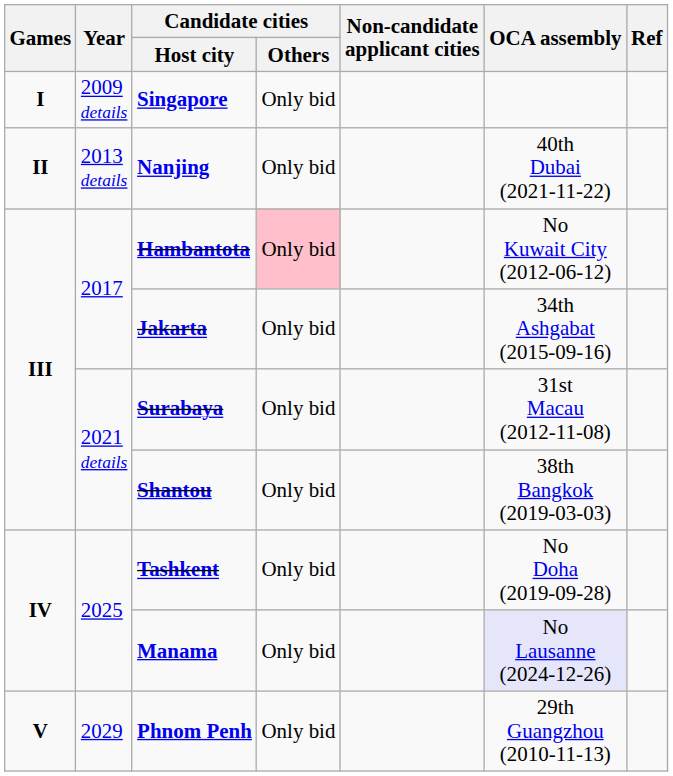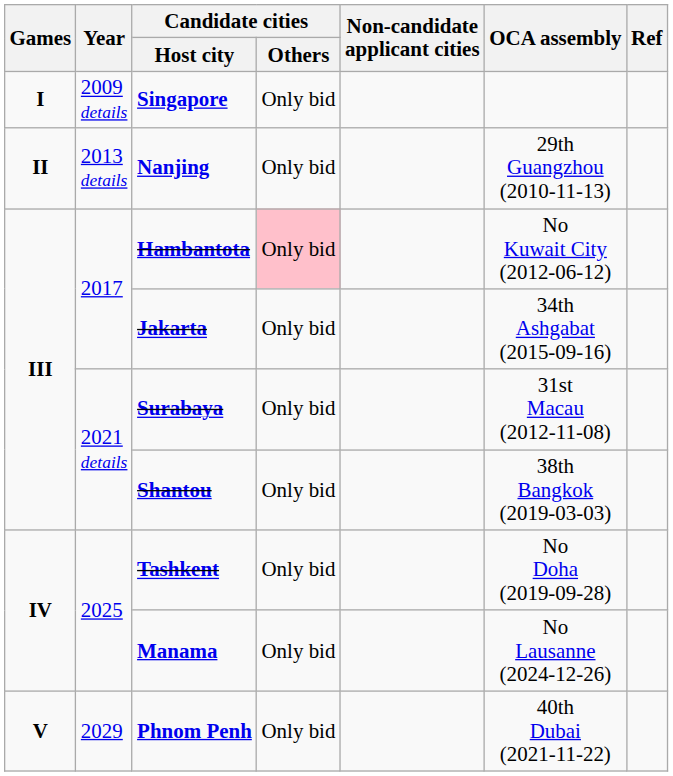(555, 168) 40th Dubai (2021-11-22) -> (555, 168) 29th Guangzhou (2010-11-13)
(555, 650) lavender background -> (555, 650) no background
(555, 730) 29th Guangzhou (2010-11-13) -> (555, 730) 40th Dubai (2021-11-22)
